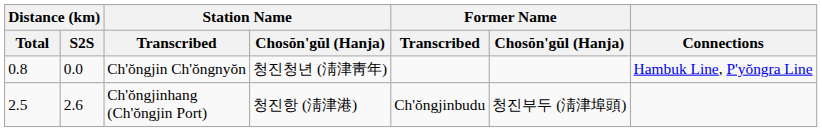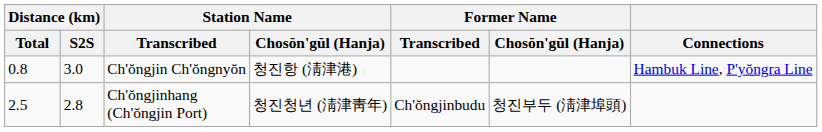(73, 69) 0.0 -> (73, 69) 3.0
(320, 69) 청진청년 (淸津靑年) -> (305, 69) 청진항 (淸津港)
(73, 105) 2.6 -> (73, 105) 2.8
(305, 105) 청진항 (淸津港) -> (320, 105) 청진청년 (淸津靑年)
